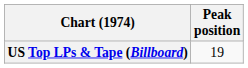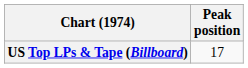(217, 52) 19 -> (217, 52) 17
